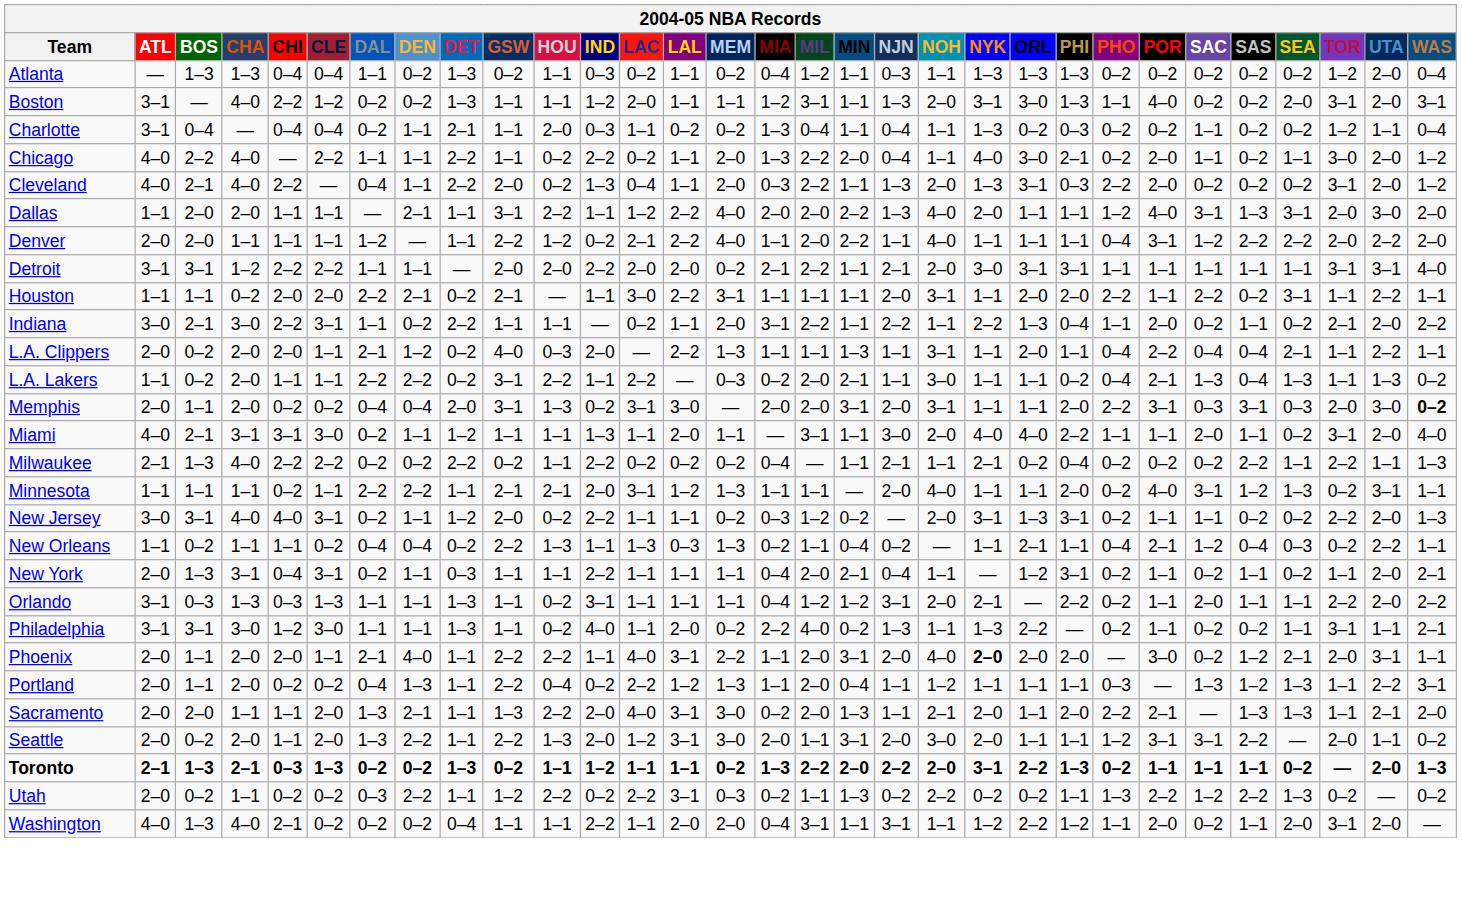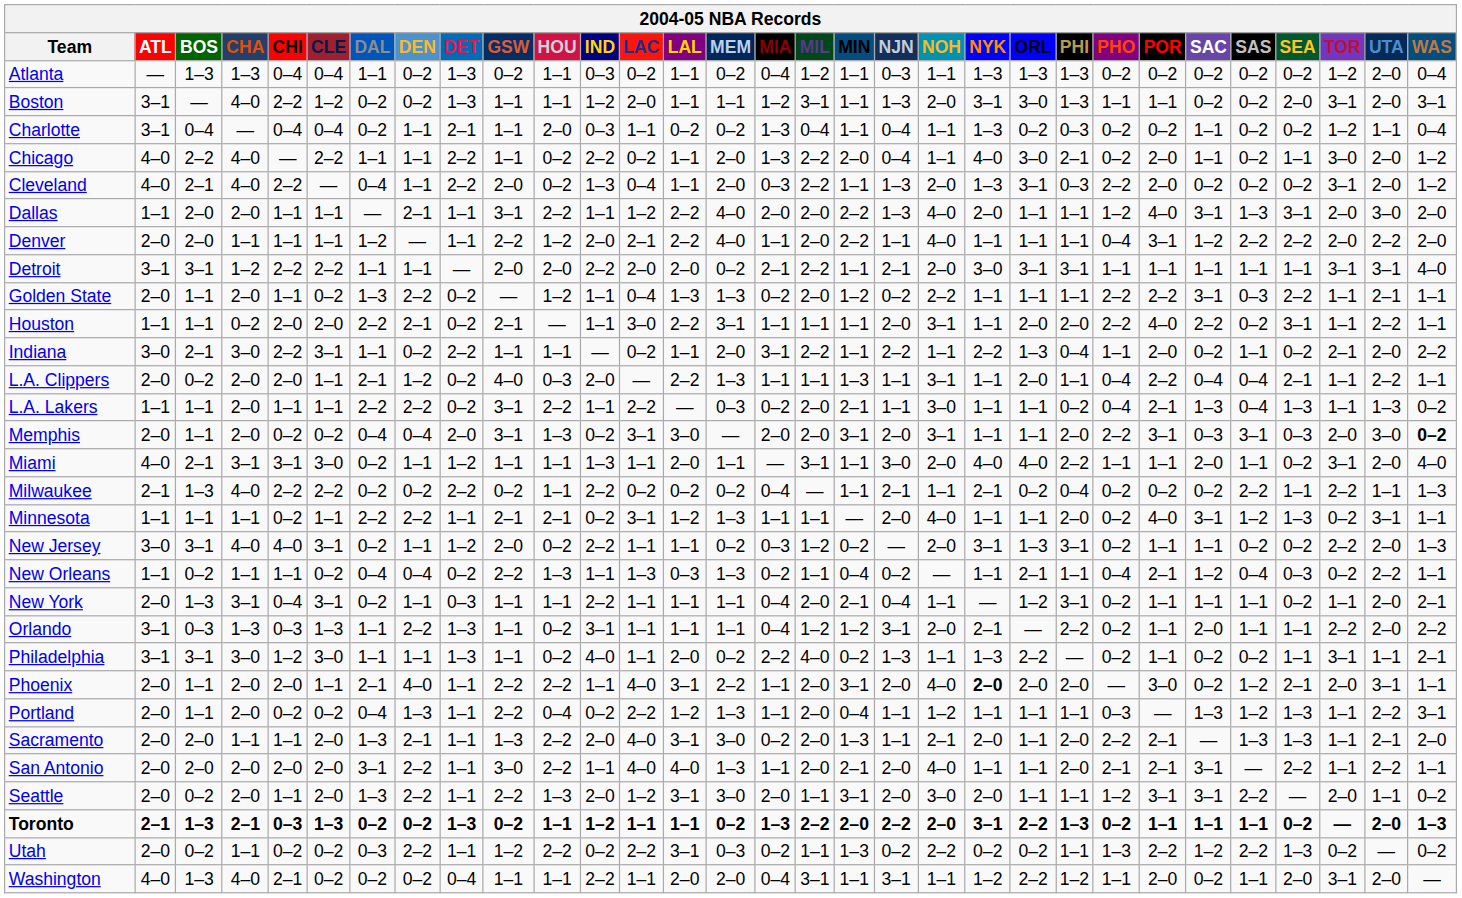(1163, 102) 4–0 -> (1163, 102) 1–1
(600, 241) 0–2 -> (600, 241) 2–0
+ row: (60, 296)
(1163, 296) 1–1 -> (1163, 324) 4–0
(199, 380) 0–2 -> (199, 407) 1–1
(600, 491) 2–0 -> (600, 518) 0–2
(1208, 574) 0–2 -> (1208, 602) 1–1
(417, 602) 1–1 -> (417, 629) 2–2
+ row: (56, 768)
